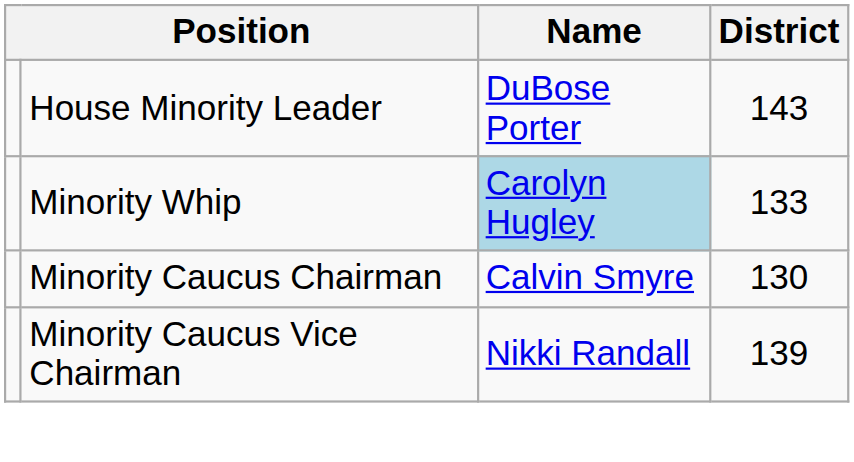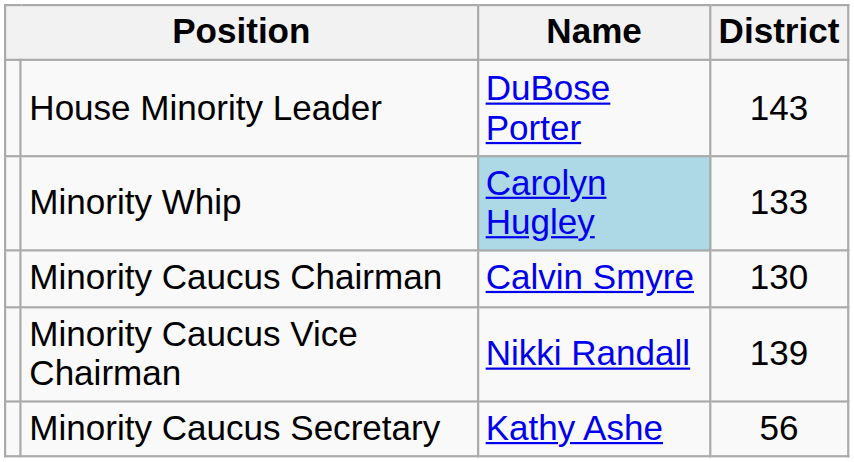+ row: (235, 428)
